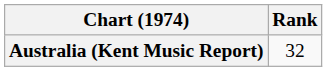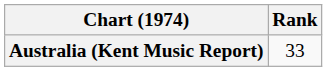(295, 50) 32 -> (295, 50) 33
